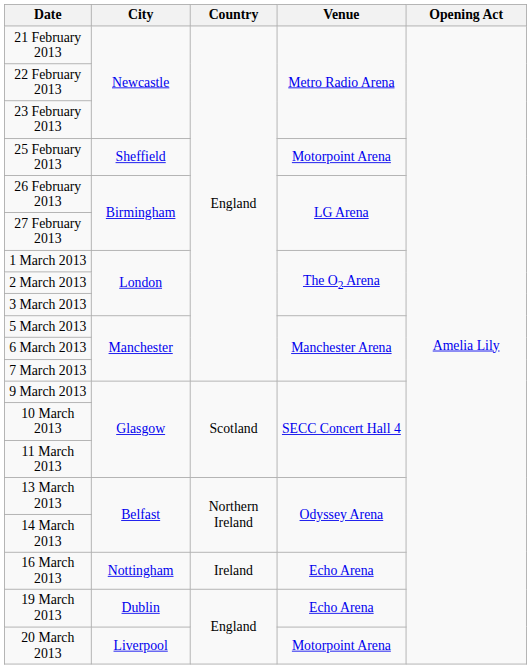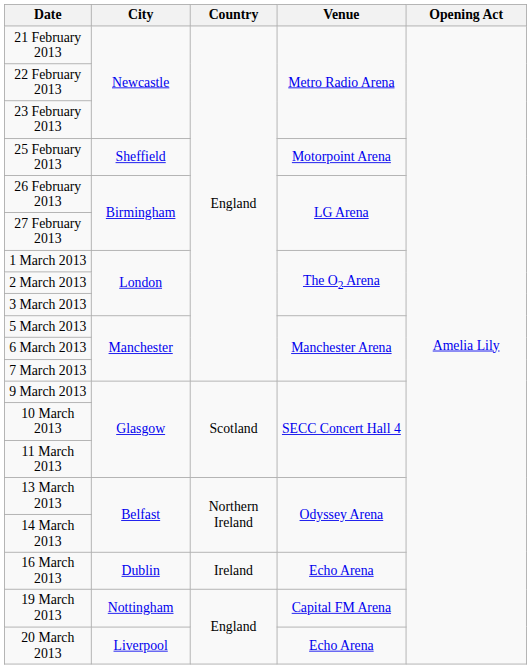(141, 570) Nottingham -> (141, 570) Dublin
(141, 608) Dublin -> (141, 608) Nottingham
(341, 608) Echo Arena -> (341, 608) Capital FM Arena
(341, 645) Motorpoint Arena -> (341, 645) Echo Arena
